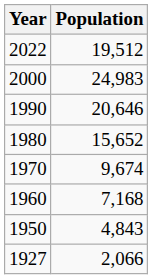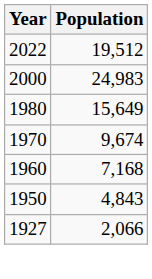- row: (28, 109)
(118, 139) 15,652 -> (118, 109) 15,649
